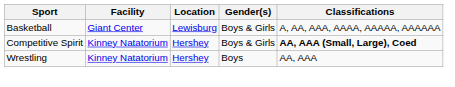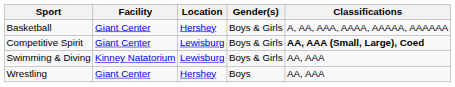(195, 27) Lewisburg -> (198, 27) Hershey
(128, 43) Kinney Natatorium -> (123, 43) Giant Center
(190, 43) Hershey -> (202, 43) Lewisburg
+ row: (49, 58)
(128, 58) Kinney Natatorium -> (123, 74) Giant Center
